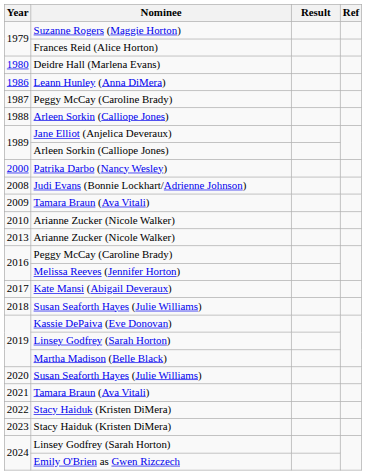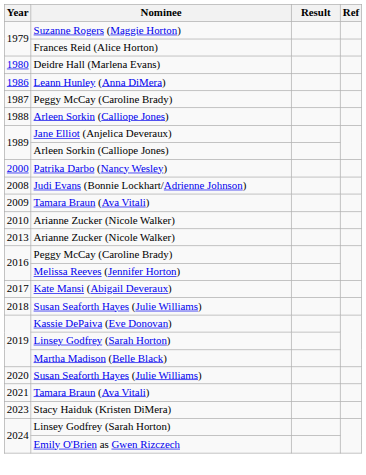- row: (18, 409)
